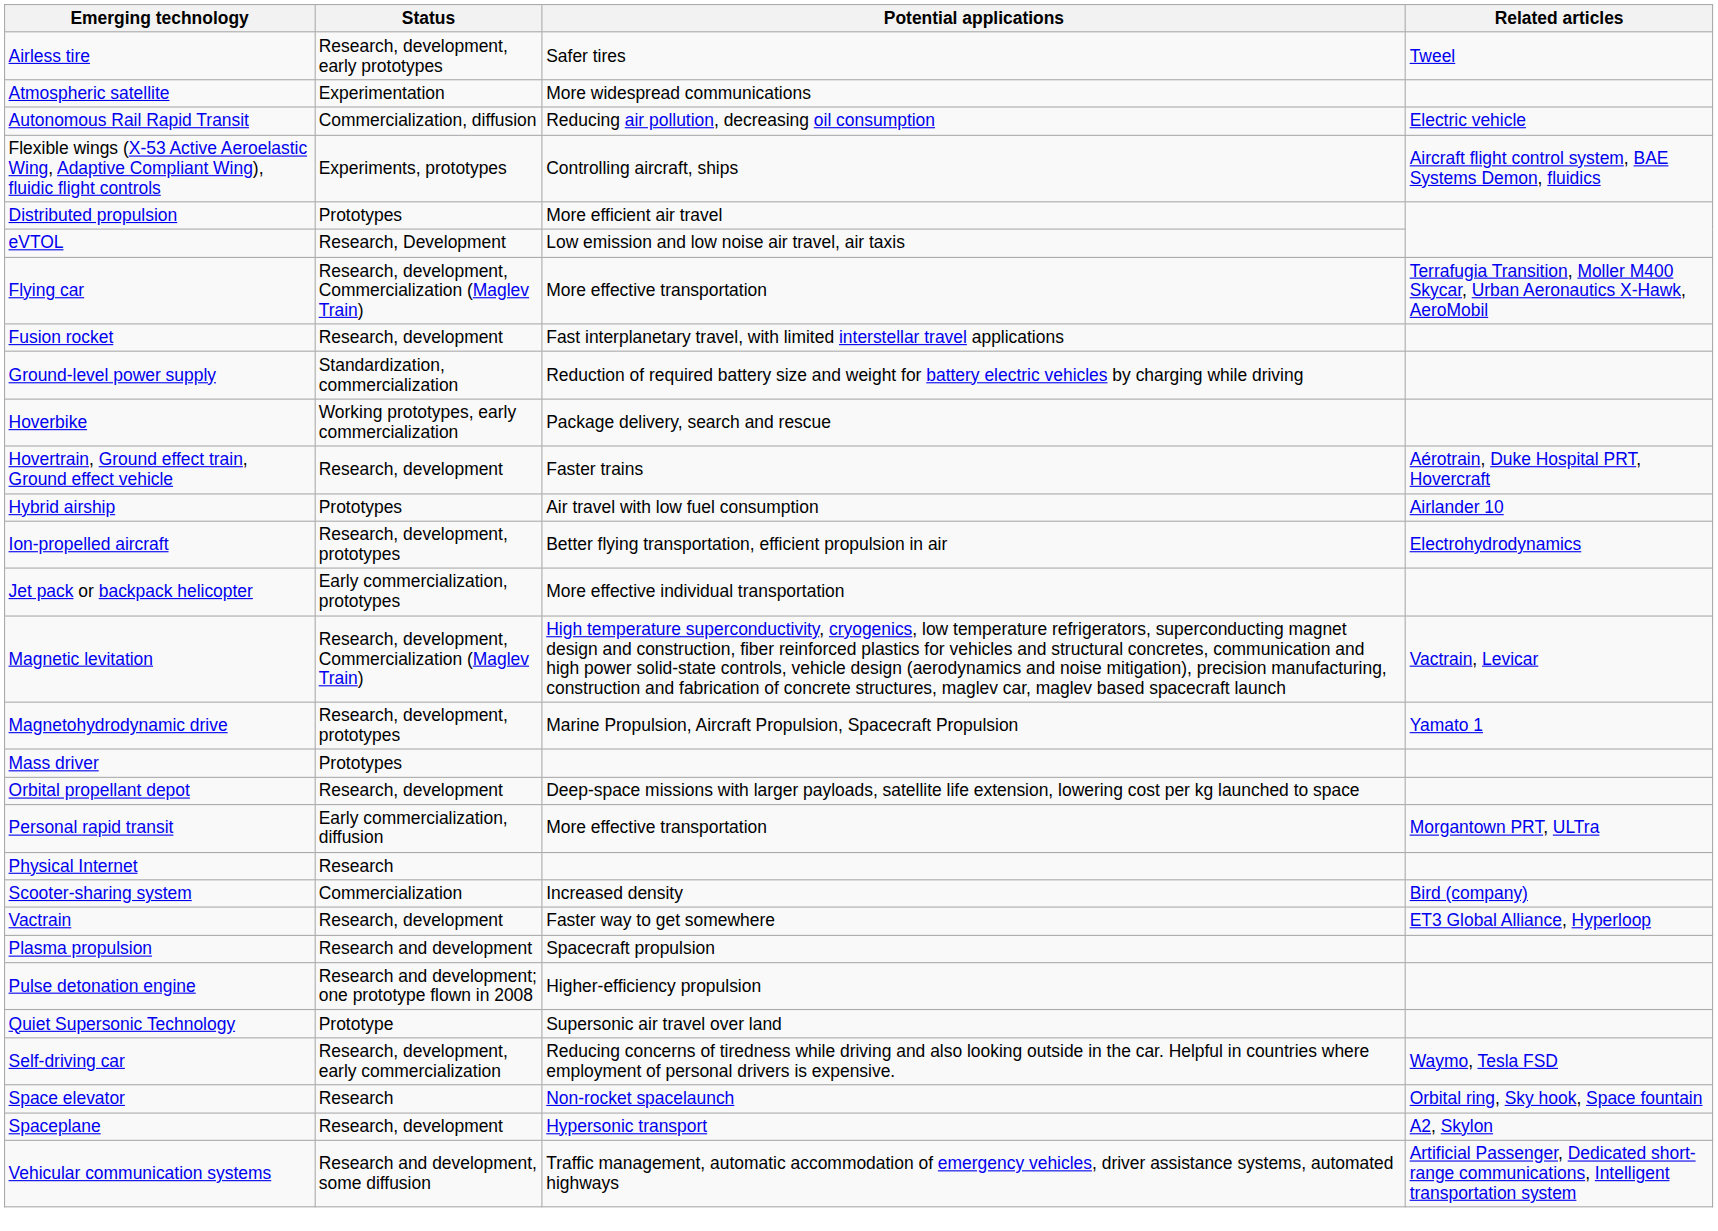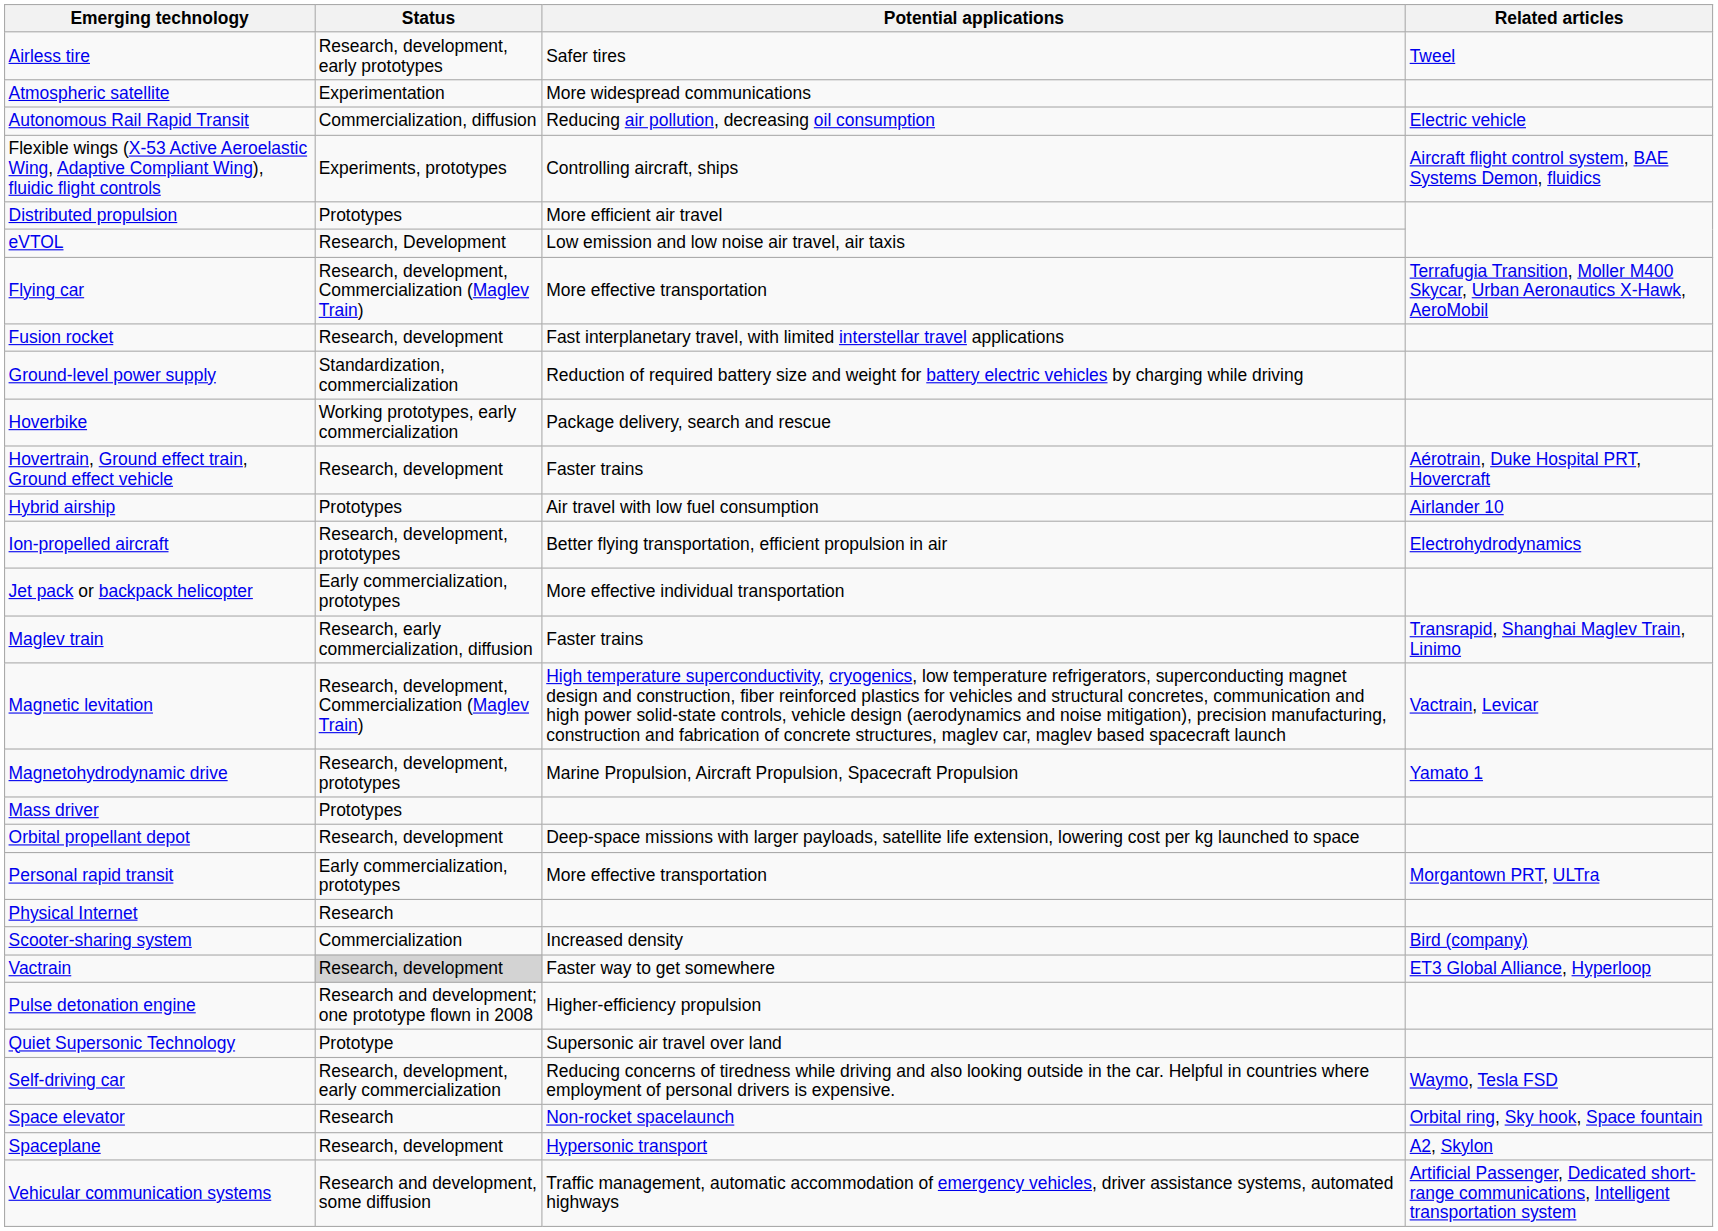+ row: (56, 639)
(413, 828) Early commercialization, diffusion -> (413, 875) Early commercialization, prototypes
(411, 921) no background -> (411, 968) lightgrey background
- row: (80, 948)
